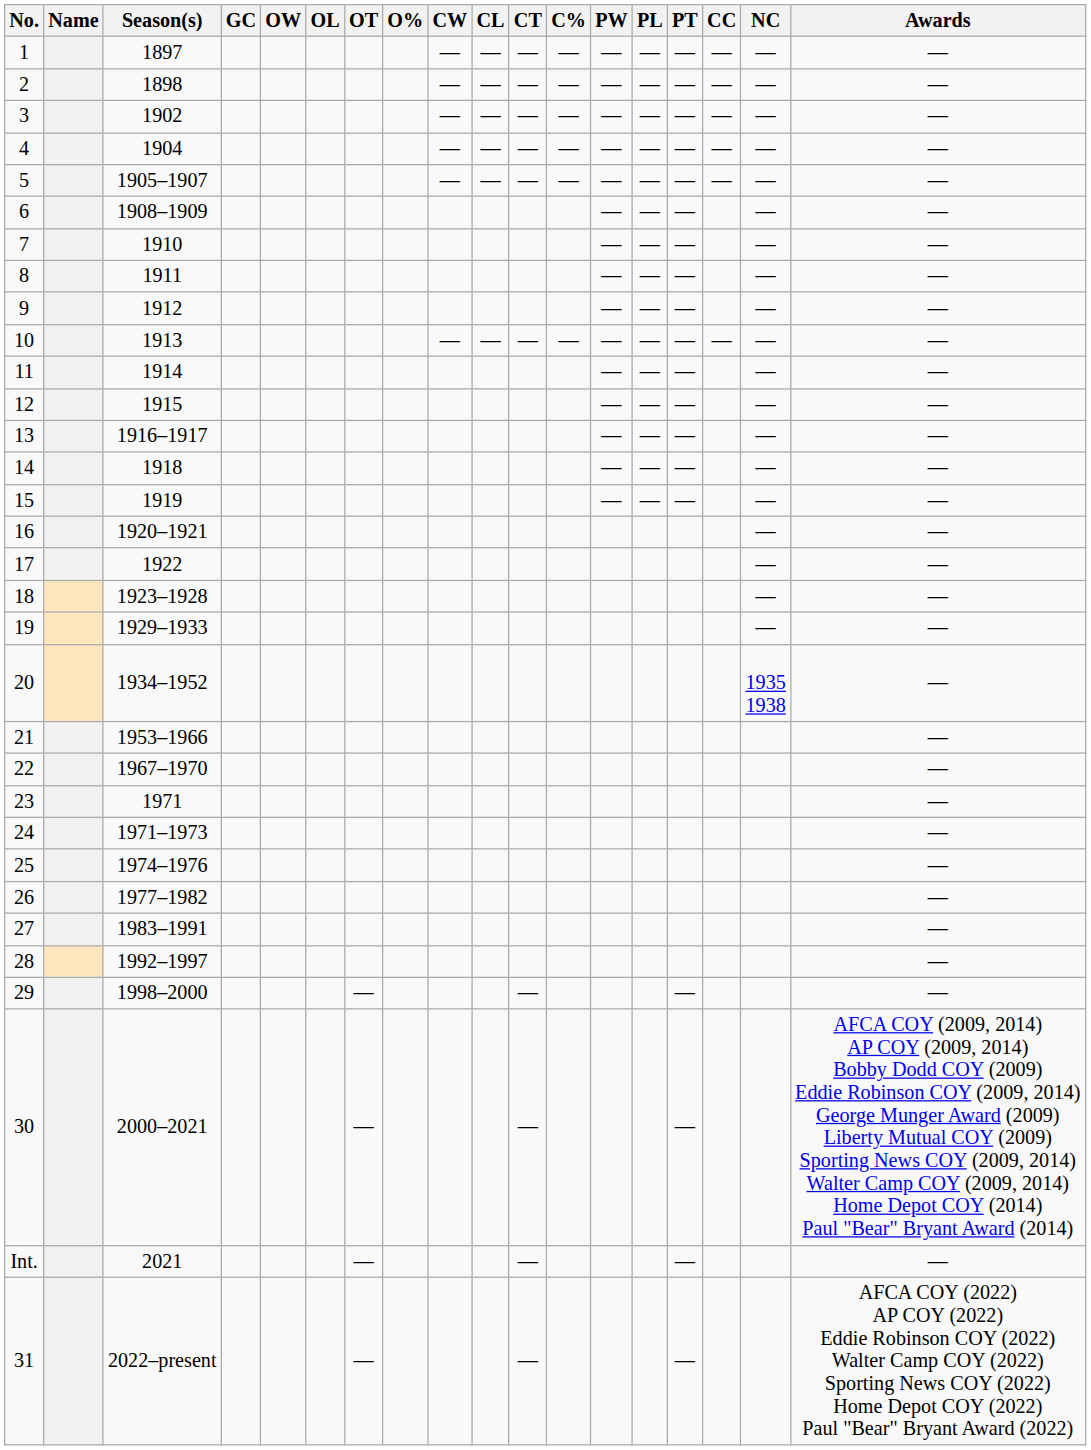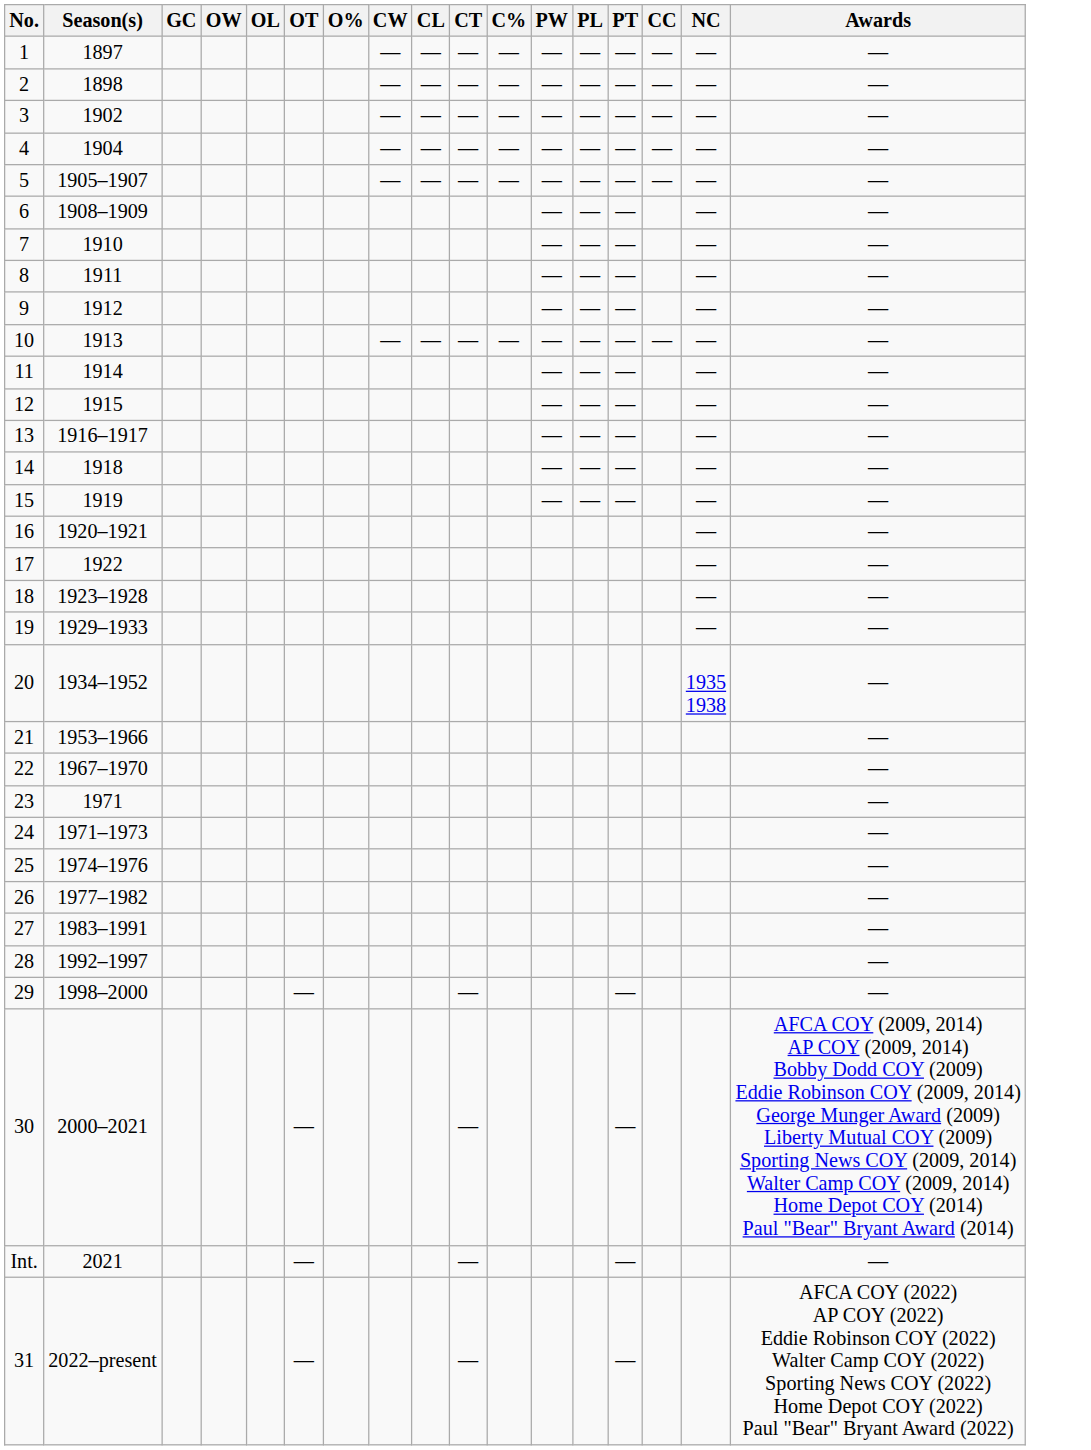- column: (73, 20)
